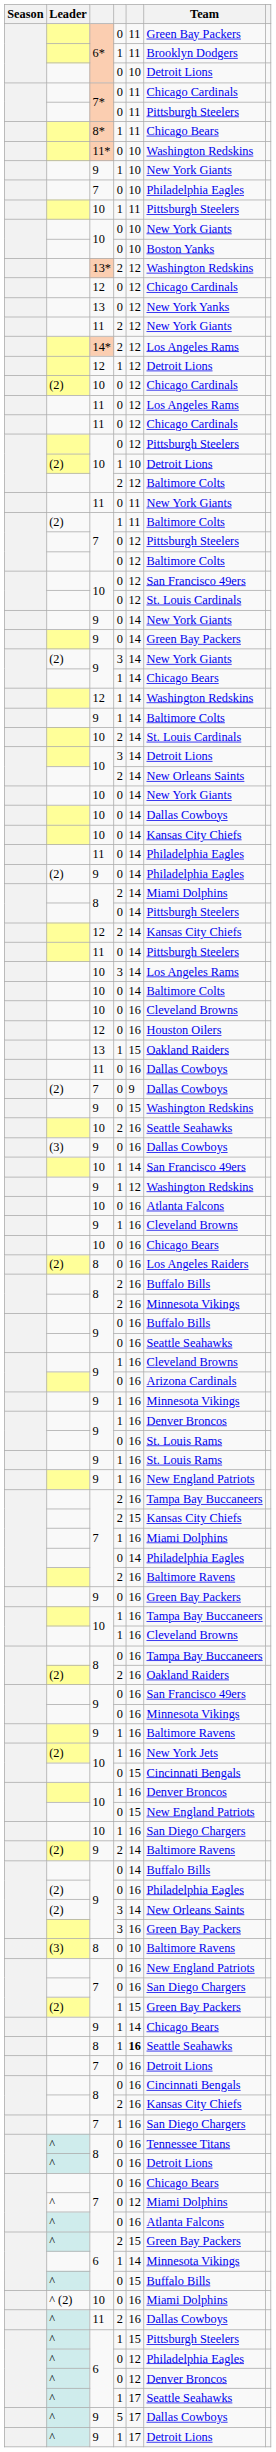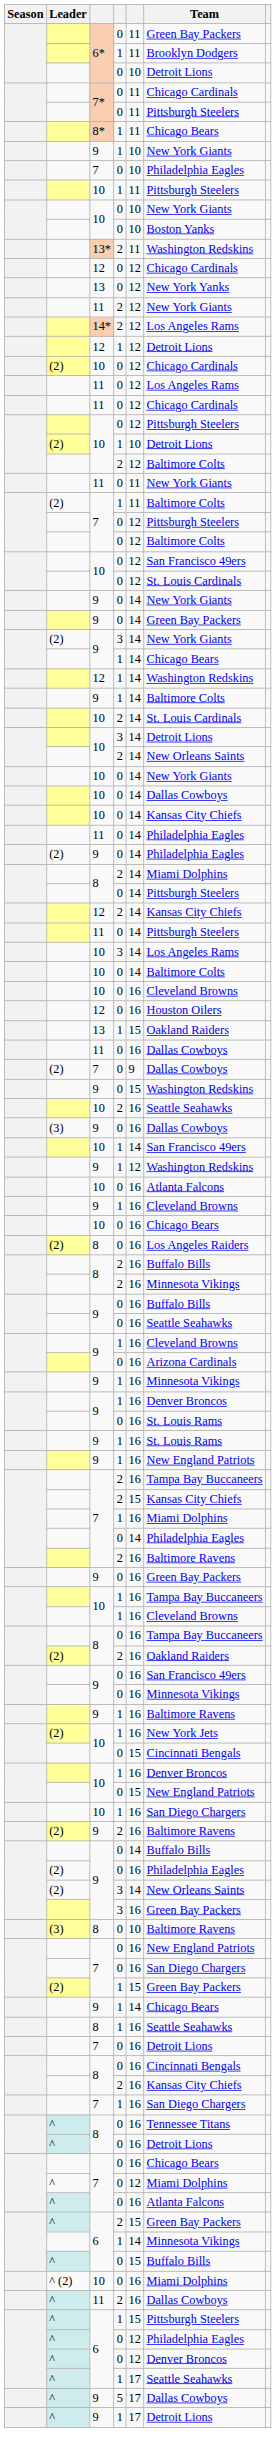- row: (102, 151)
(135, 268) 12 -> (134, 248) 11
(135, 1850) 14 -> (135, 1831) 16
(135, 2046) bold -> (135, 2026) normal
